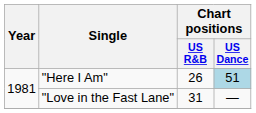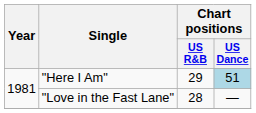(195, 78) 26 -> (195, 78) 29
(195, 98) 31 -> (195, 98) 28
